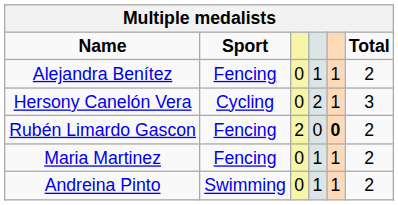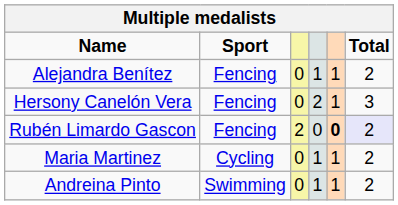(245, 102) Cycling -> (245, 102) Fencing
(369, 130) no background -> (369, 130) lavender background
(245, 158) Fencing -> (245, 158) Cycling
